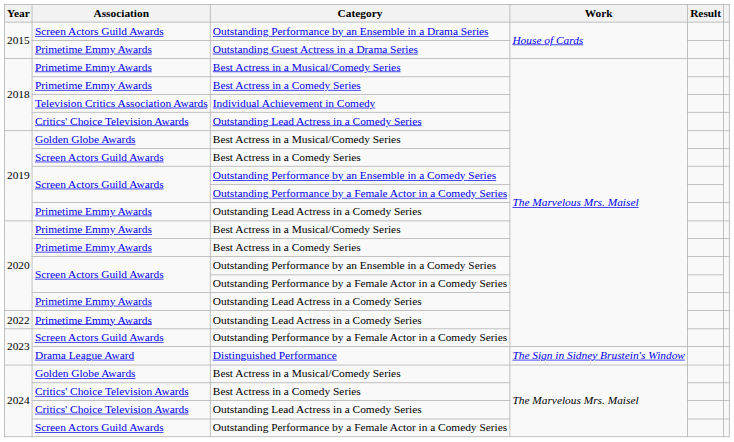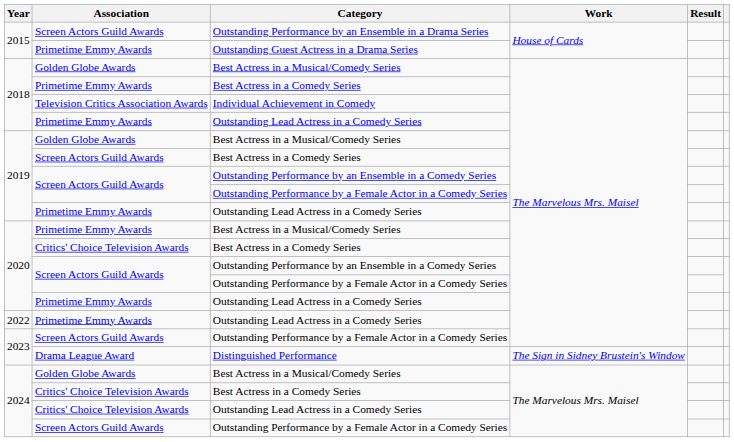(93, 67) Primetime Emmy Awards -> (85, 67) Golden Globe Awards
(112, 121) Critics' Choice Television Awards -> (93, 121) Primetime Emmy Awards
(93, 247) Primetime Emmy Awards -> (112, 247) Critics' Choice Television Awards
